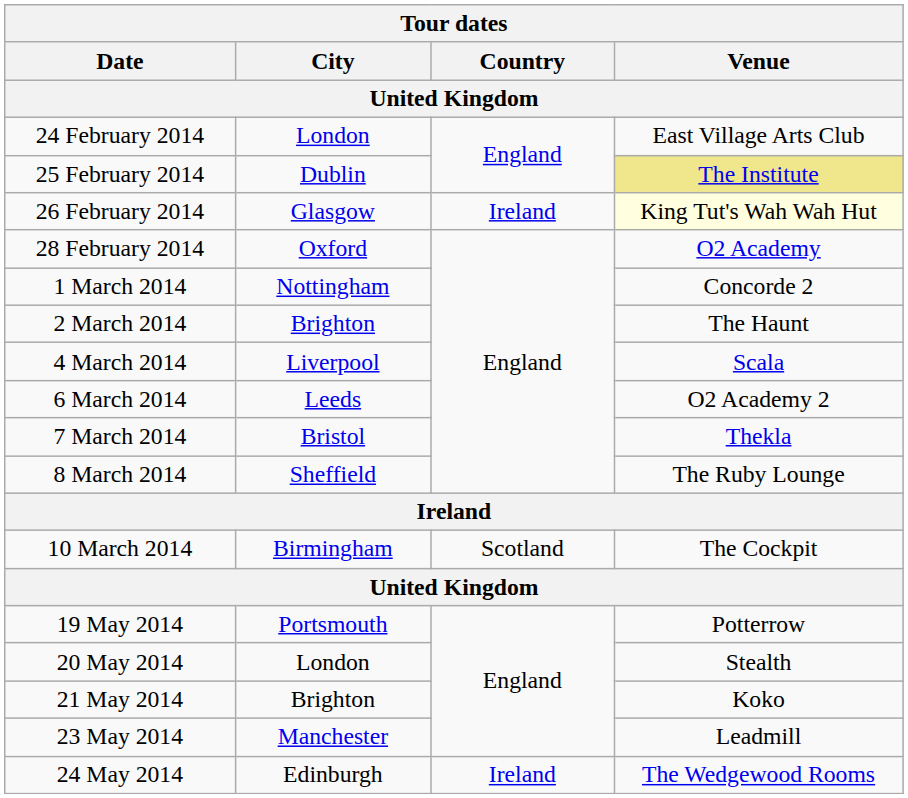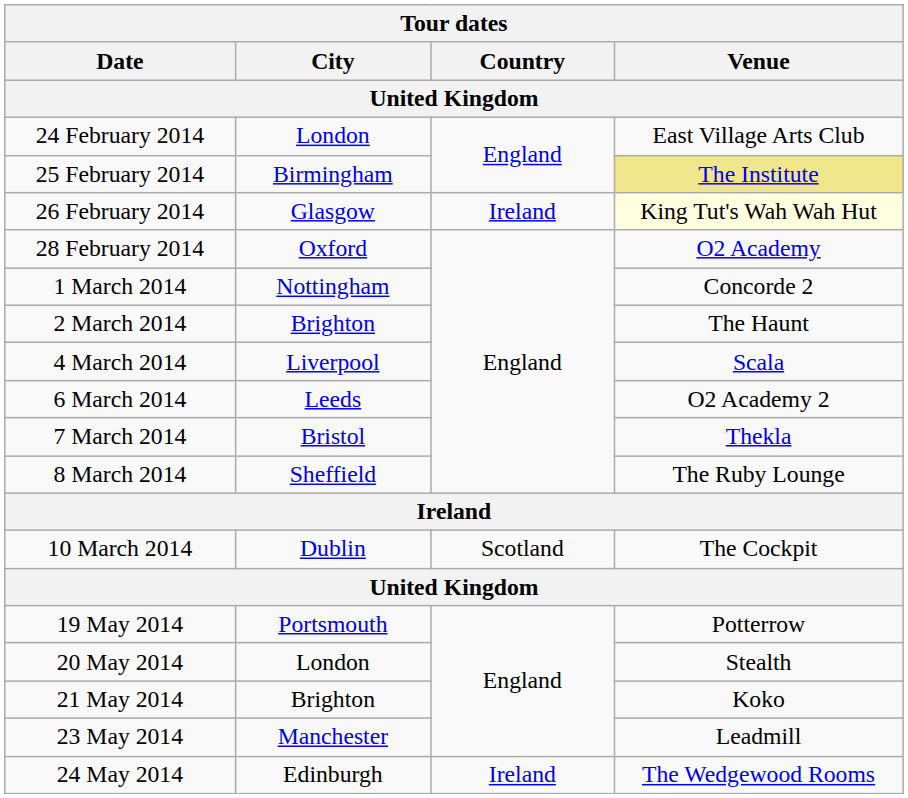(333, 173) Dublin -> (333, 173) Birmingham
(333, 549) Birmingham -> (333, 549) Dublin
